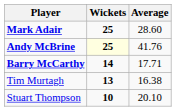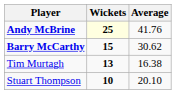- row: (34, 30)
(108, 64) 14 -> (108, 47) 15
(150, 64) 17.71 -> (150, 47) 30.62
